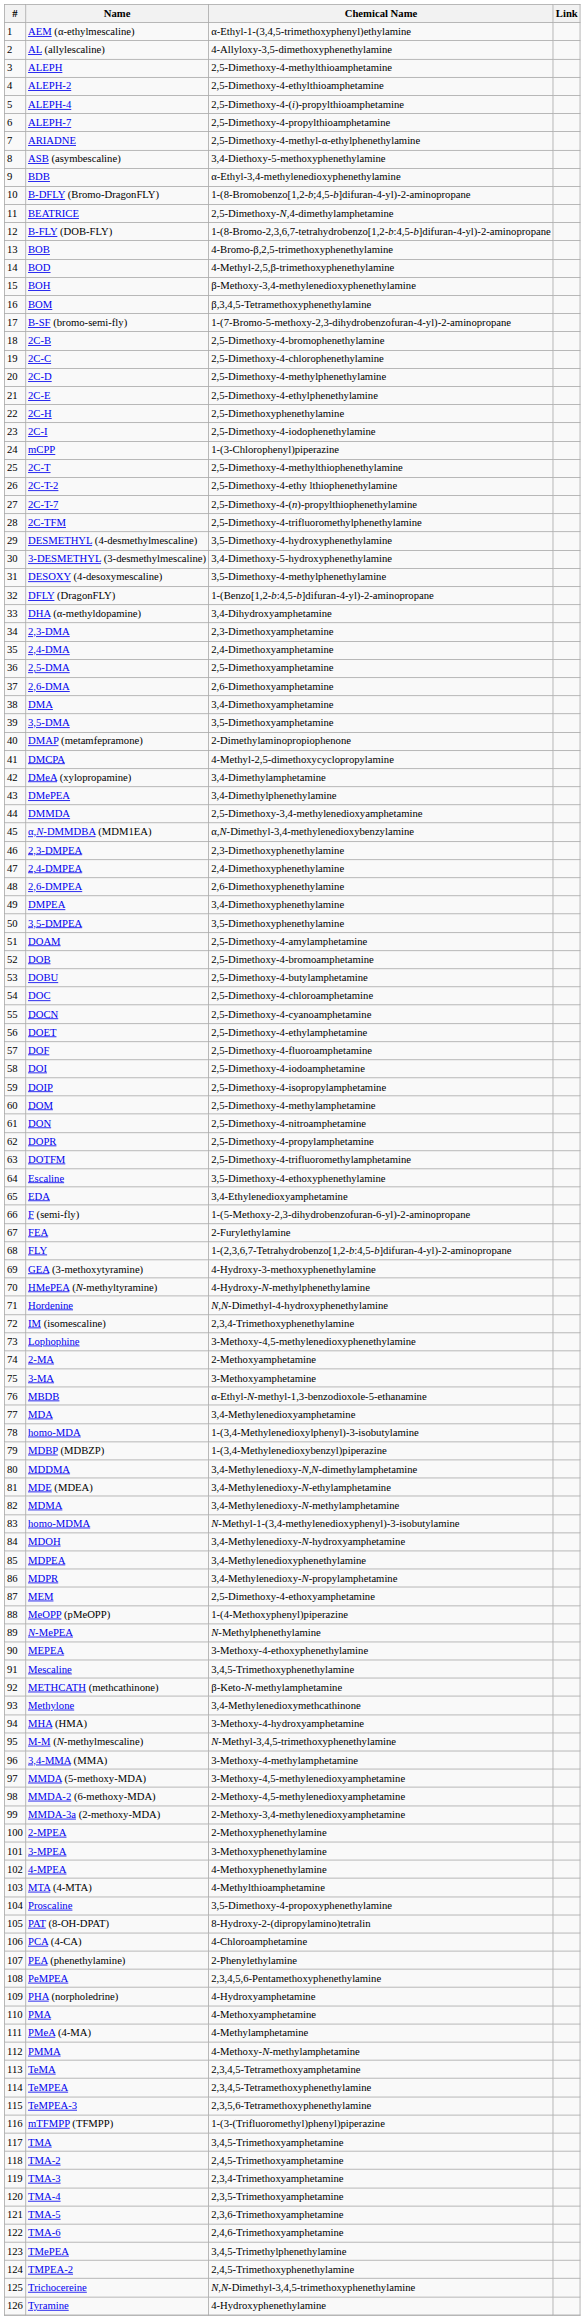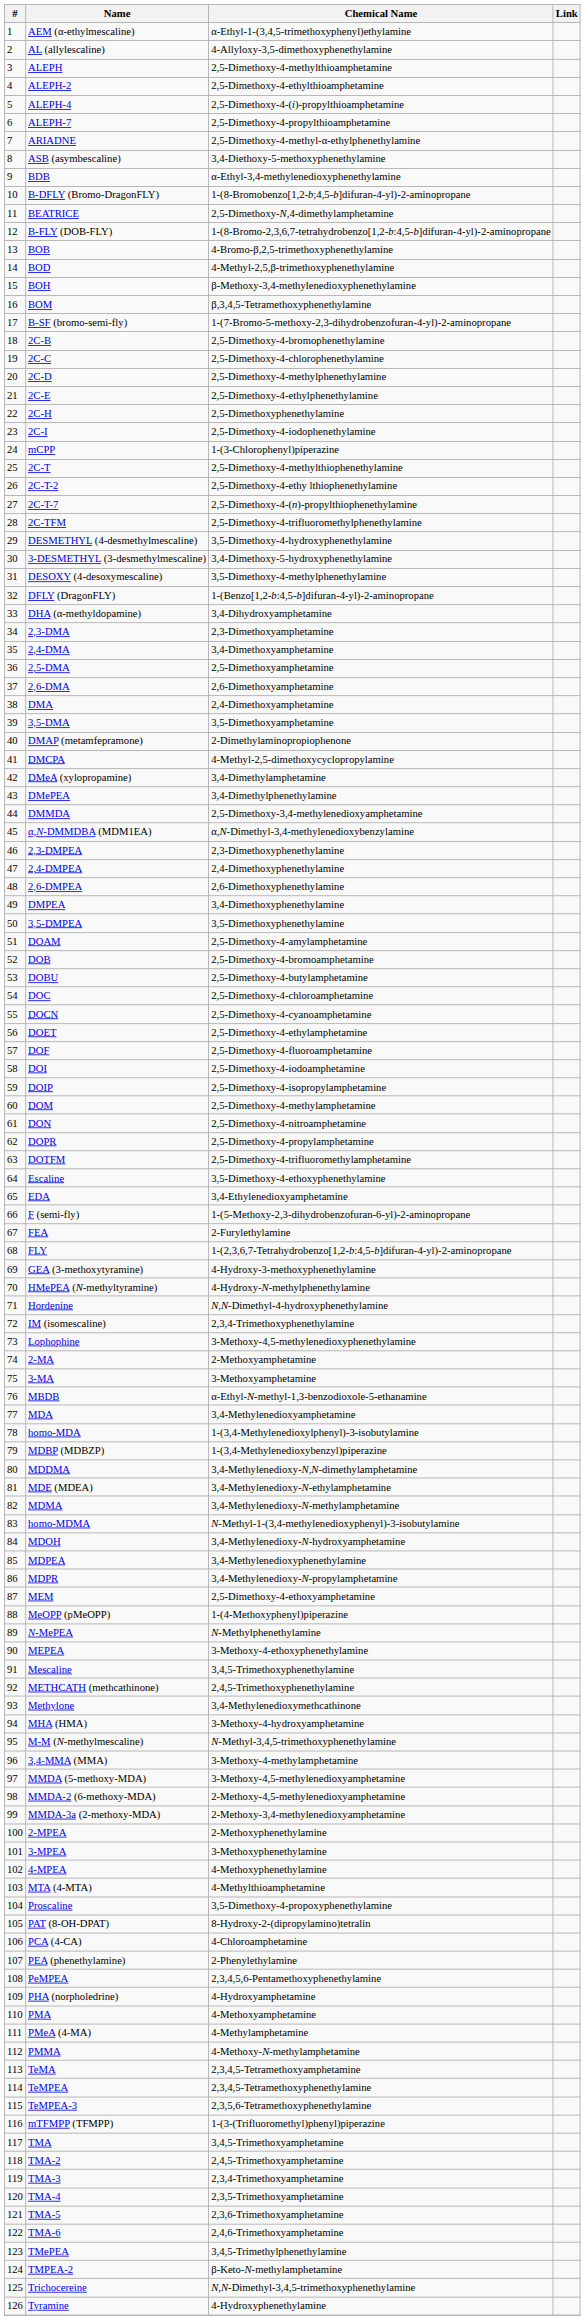(272, 650) 2,4-Dimethoxyamphetamine -> (272, 650) 3,4-Dimethoxyamphetamine
(272, 704) 3,4-Dimethoxyamphetamine -> (272, 704) 2,4-Dimethoxyamphetamine
(277, 1687) β-Keto-N-methylamphetamine -> (283, 1687) 2,4,5-Trimethoxyphenethylamine
(283, 2269) 2,4,5-Trimethoxyphenethylamine -> (277, 2269) β-Keto-N-methylamphetamine
